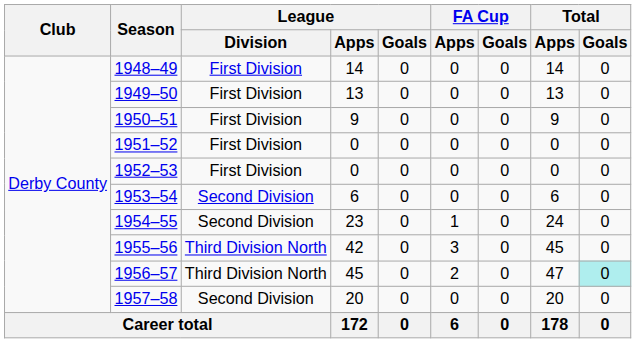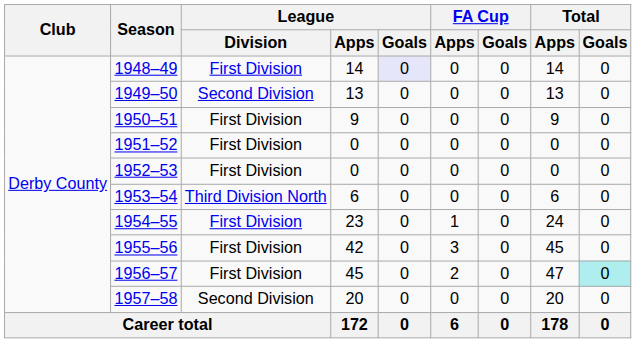(404, 68) no background -> (404, 68) lavender background
(256, 94) First Division -> (256, 94) Second Division
(256, 196) Second Division -> (256, 196) Third Division North
(256, 222) Second Division -> (256, 222) First Division
(256, 247) Third Division North -> (256, 247) First Division
(256, 273) Third Division North -> (256, 273) First Division
